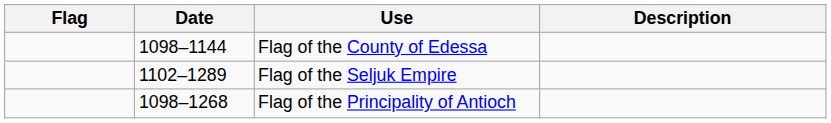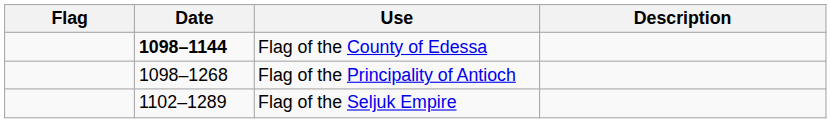(183, 46) normal -> (183, 46) bold
rows swapped: (387, 103) <-> (357, 74)
